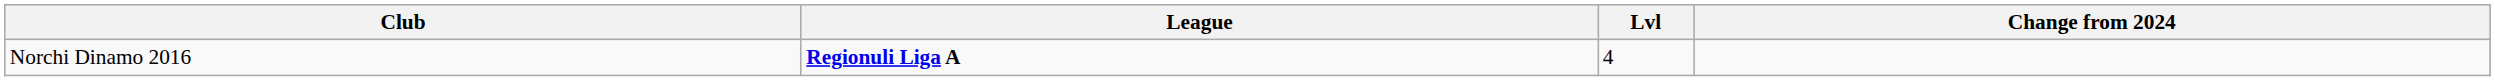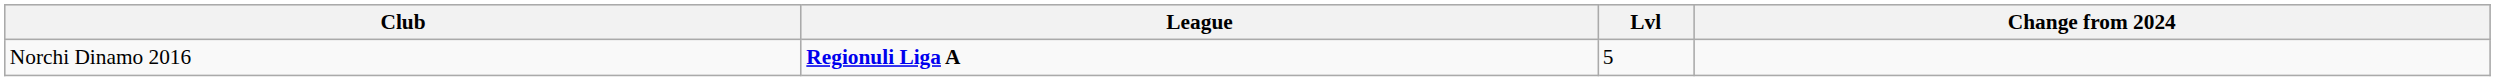(1608, 56) 4 -> (1608, 56) 5
